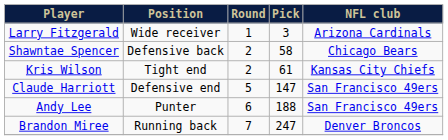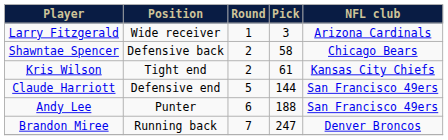(286, 88) 147 -> (286, 88) 144
